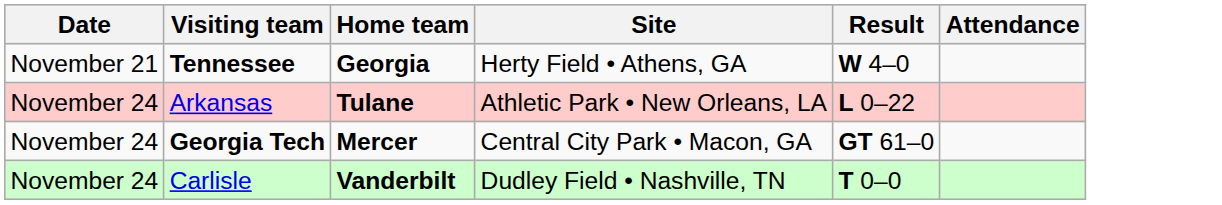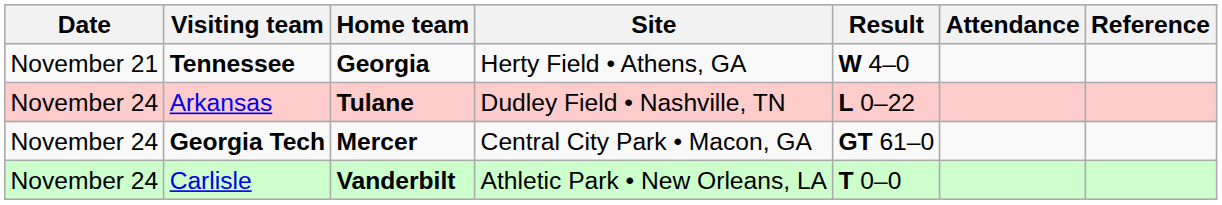+ column: (1151, 24)
(654, 102) Athletic Park • New Orleans, LA -> (633, 102) Dudley Field • Nashville, TN
(633, 180) Dudley Field • Nashville, TN -> (654, 180) Athletic Park • New Orleans, LA
